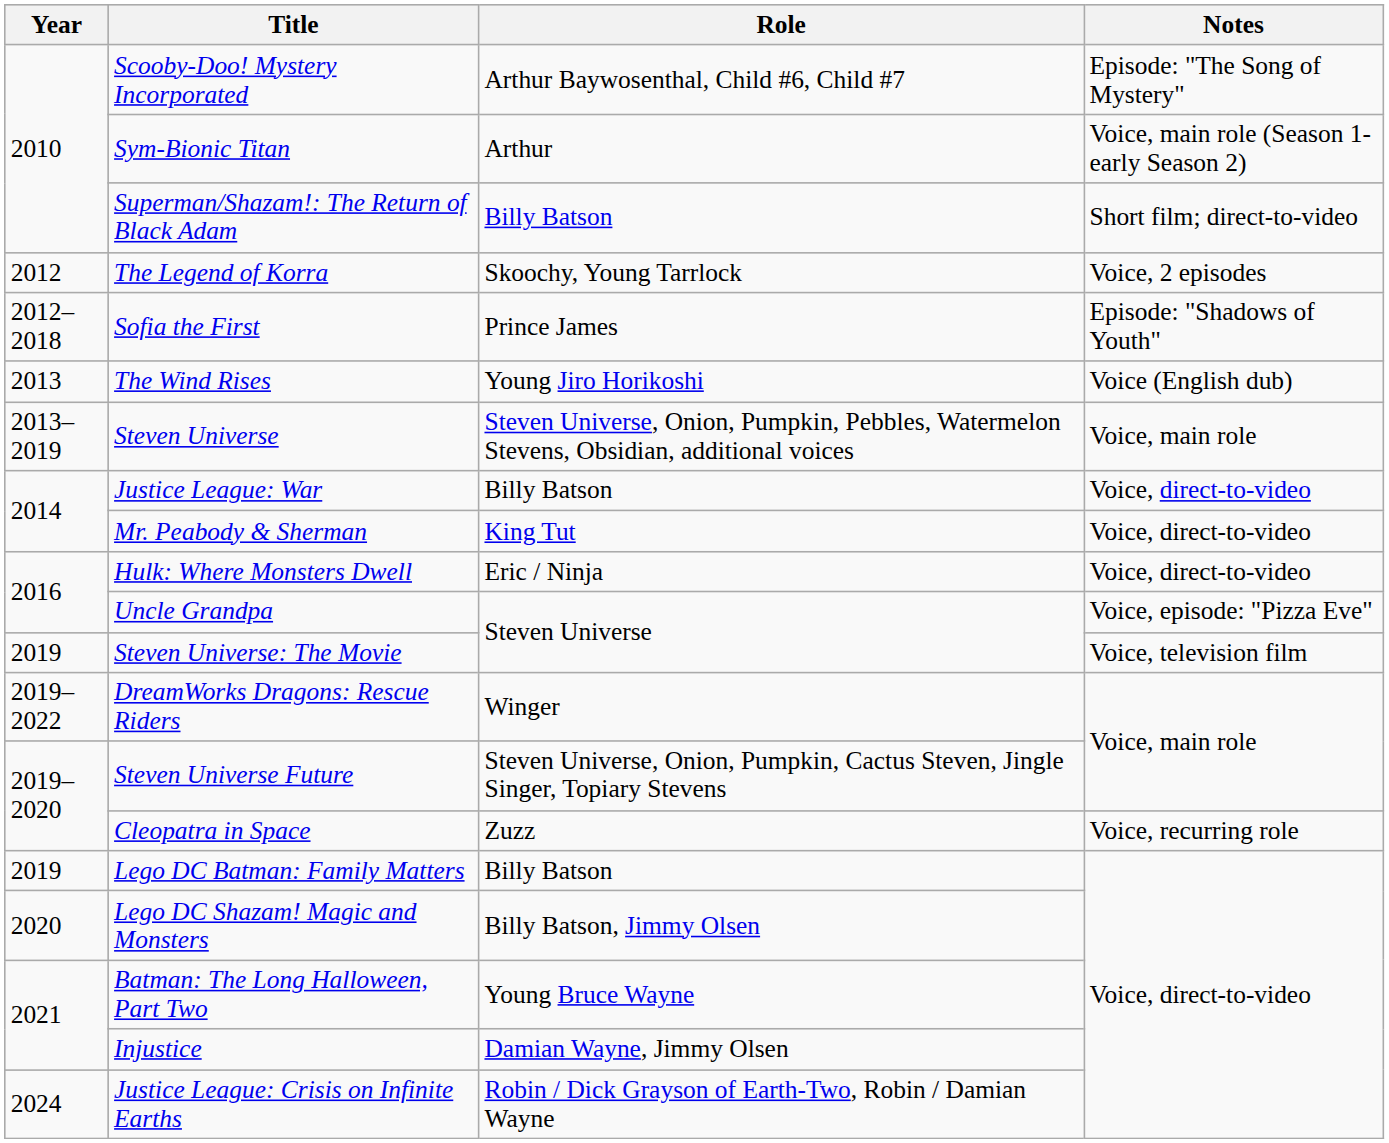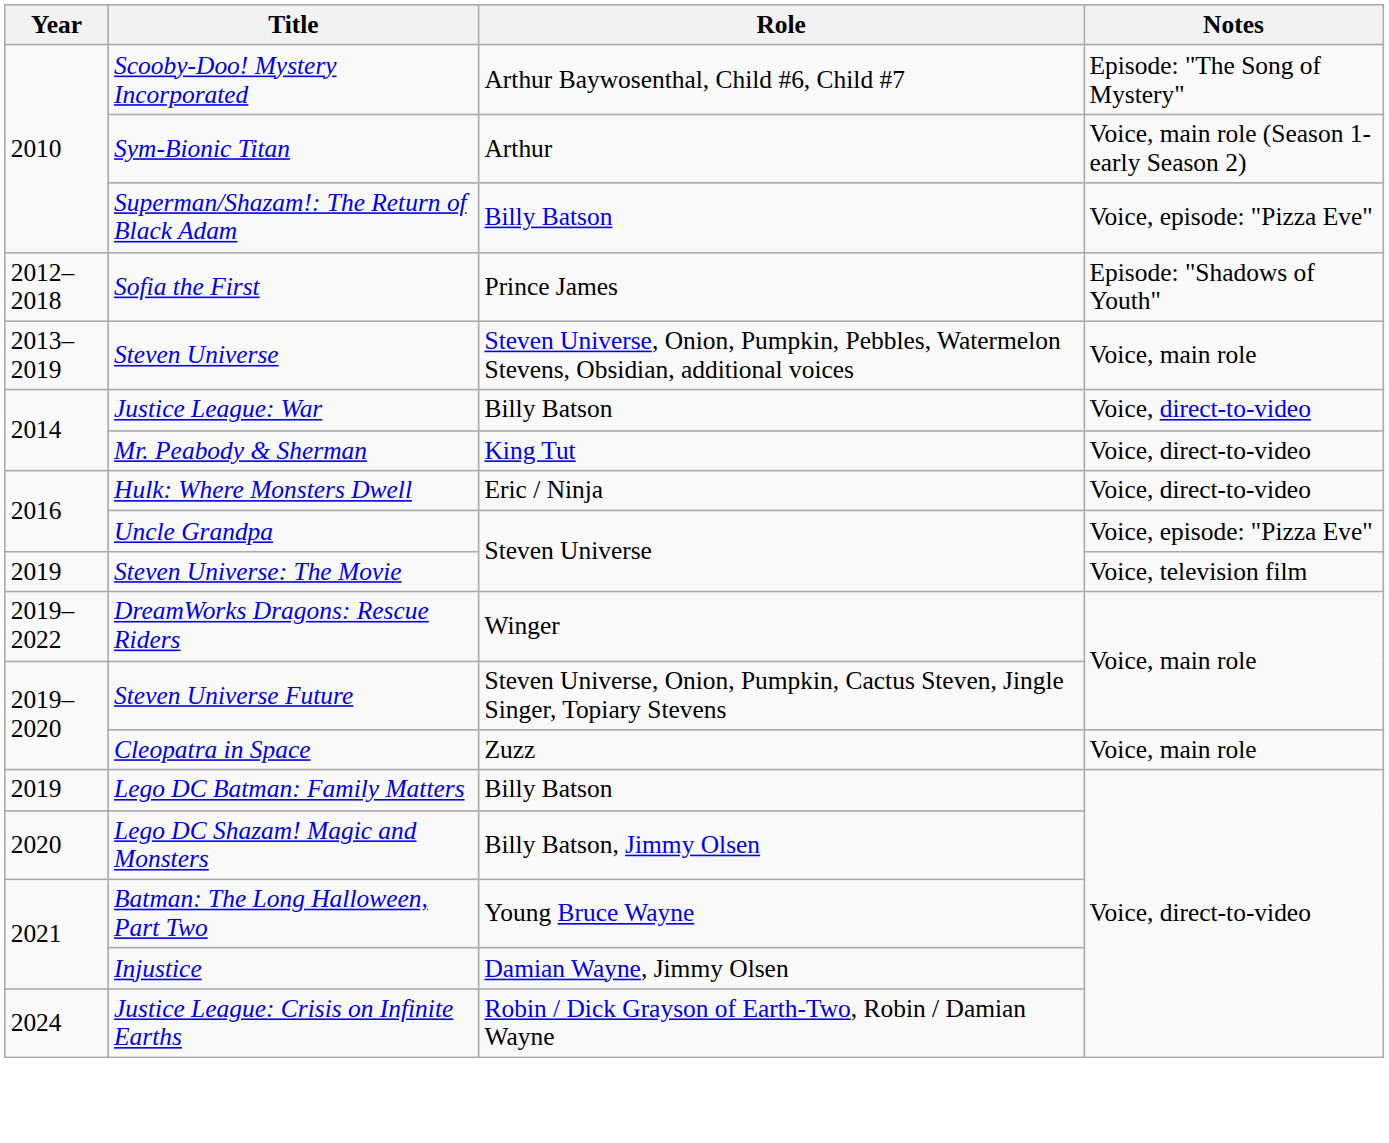(1224, 217) Short film; direct-to-video -> (1231, 217) Voice, episode: "Pizza Eve"
- row: (221, 271)
- row: (193, 381)
(1194, 830) Voice, recurring role -> (1173, 749) Voice, main role
